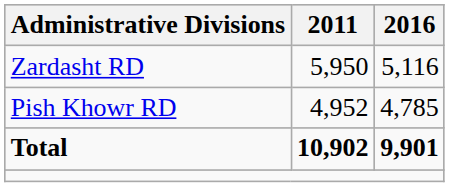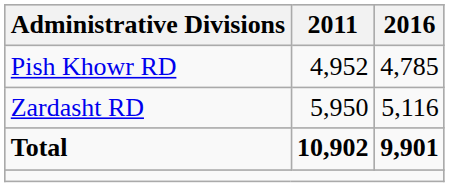rows swapped: (94, 107) <-> (77, 66)
